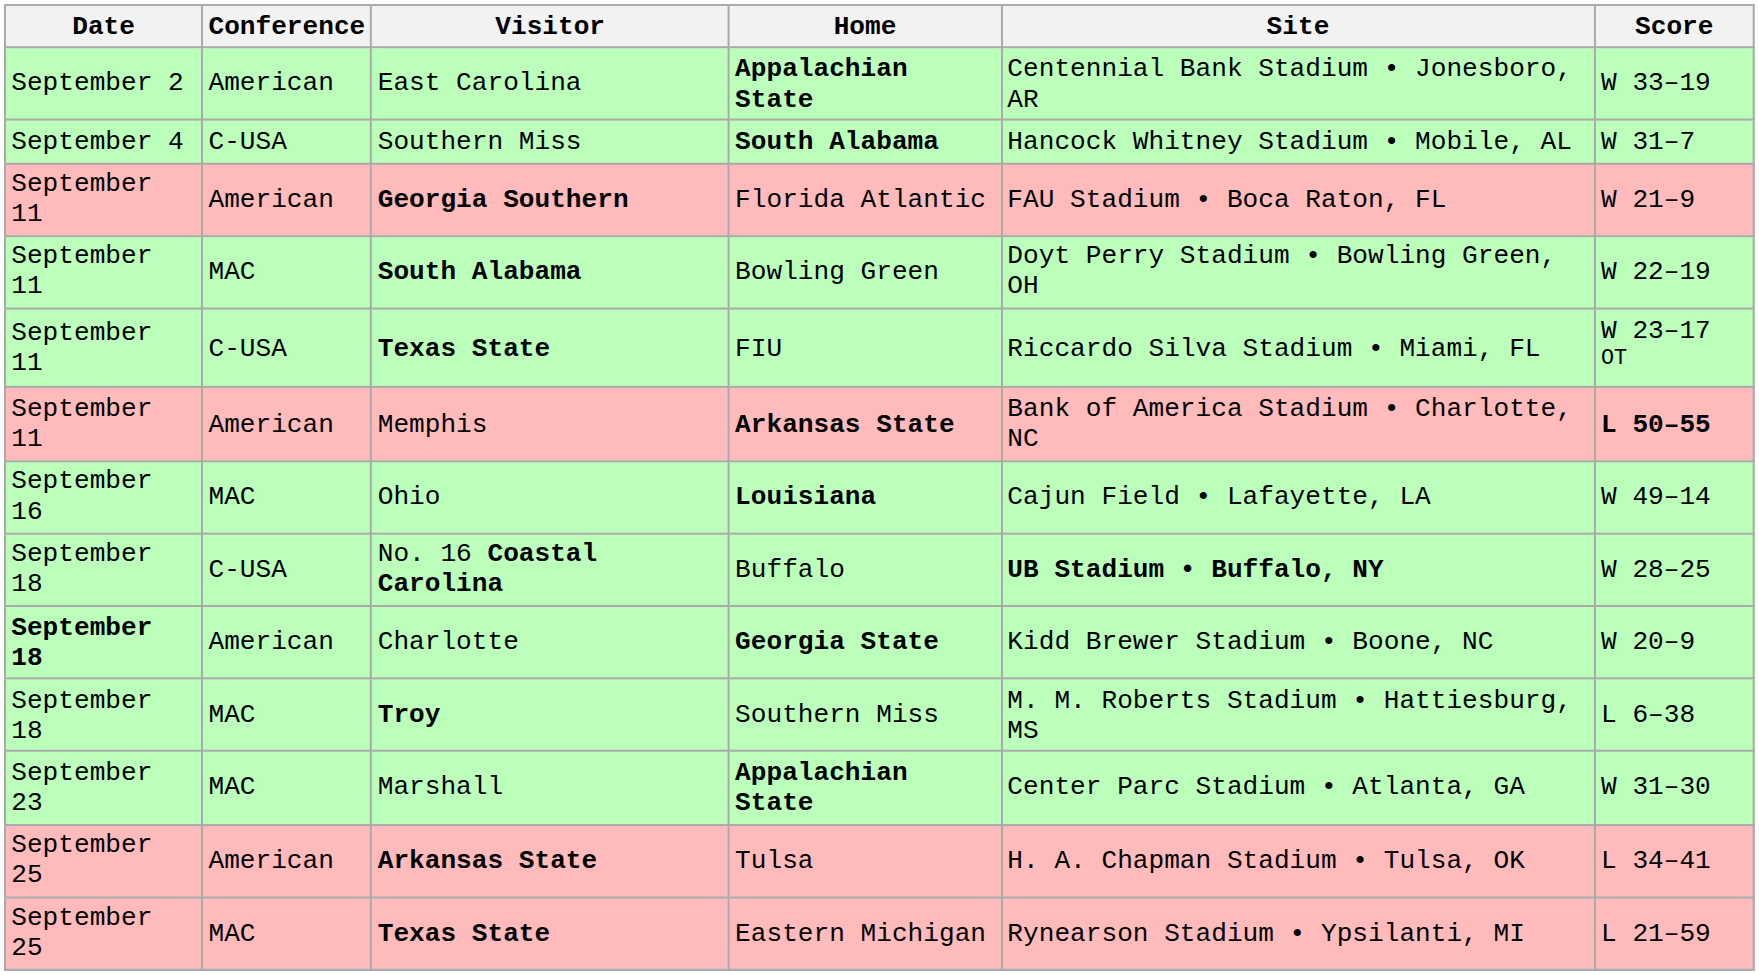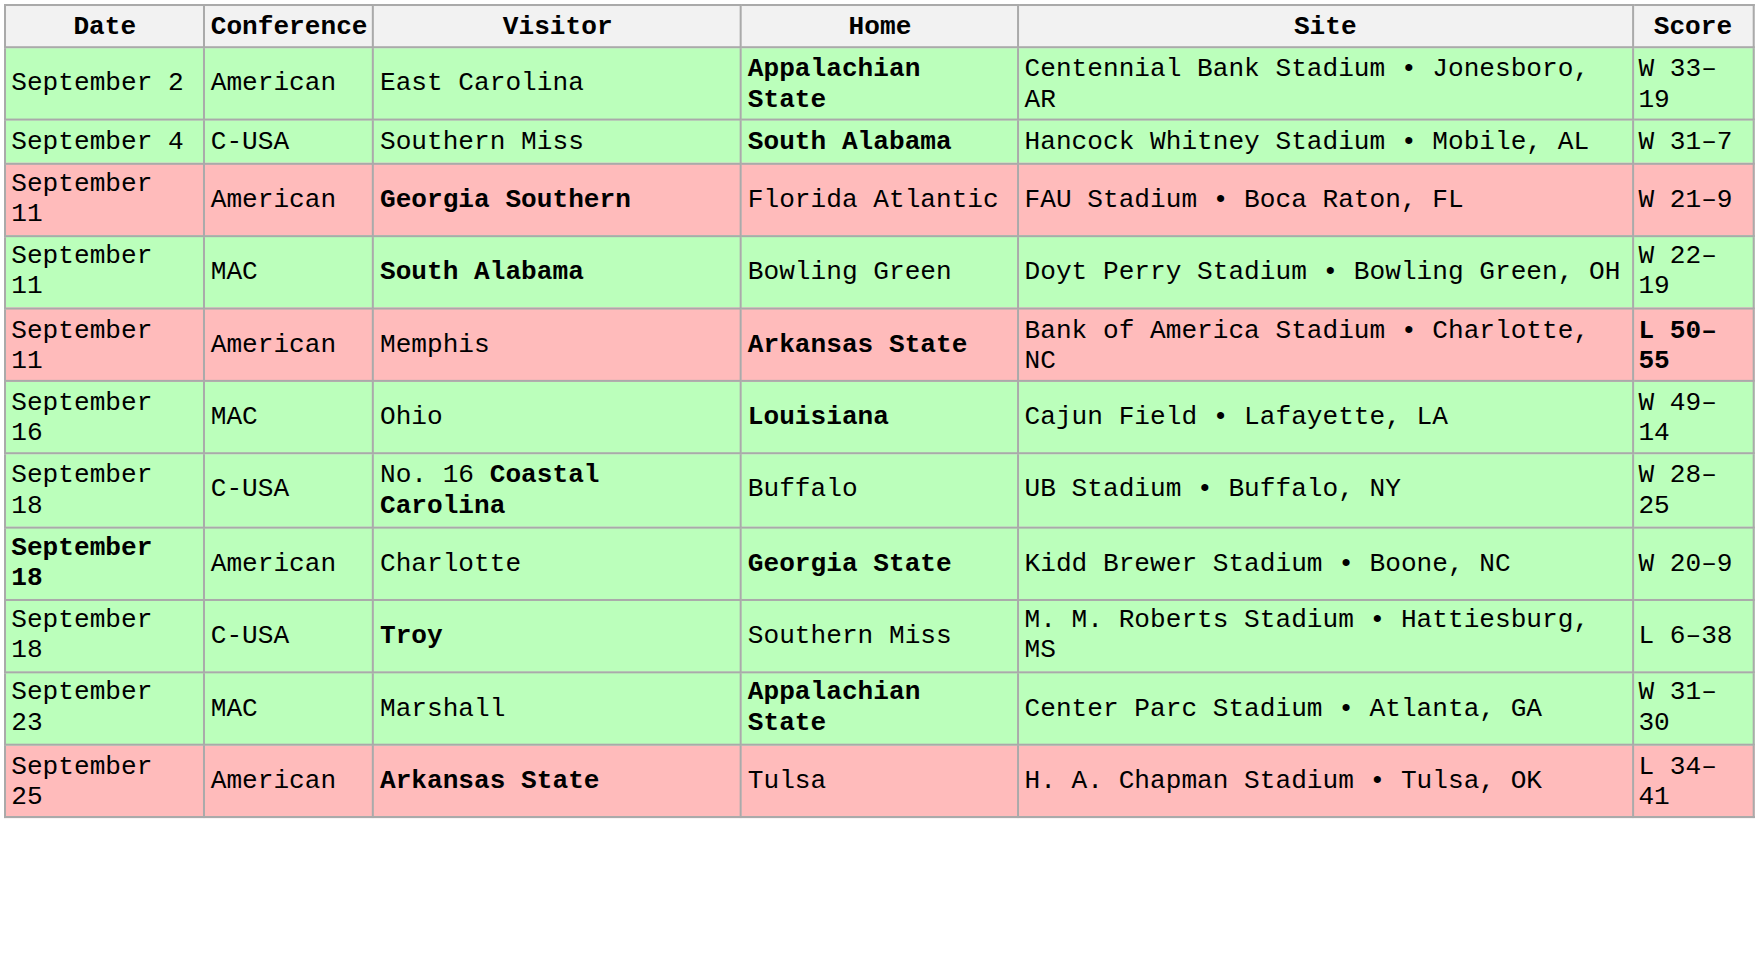- row: (464, 348)
(1196, 570) bold -> (1213, 490) normal
(232, 715) MAC -> (250, 636) C-USA
- row: (464, 933)
